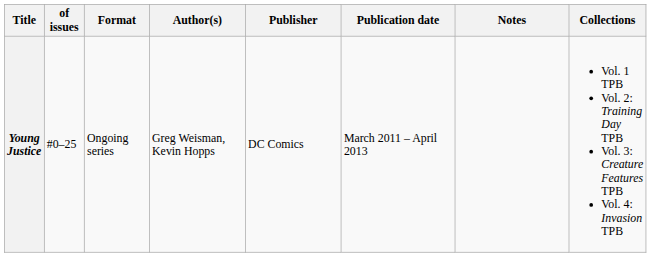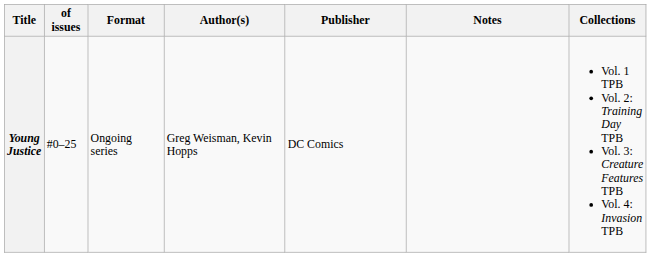- column: (398, 20)
